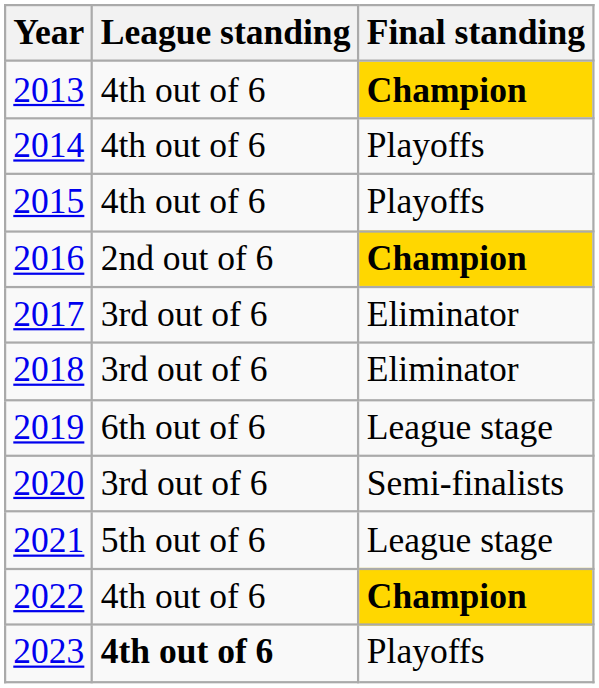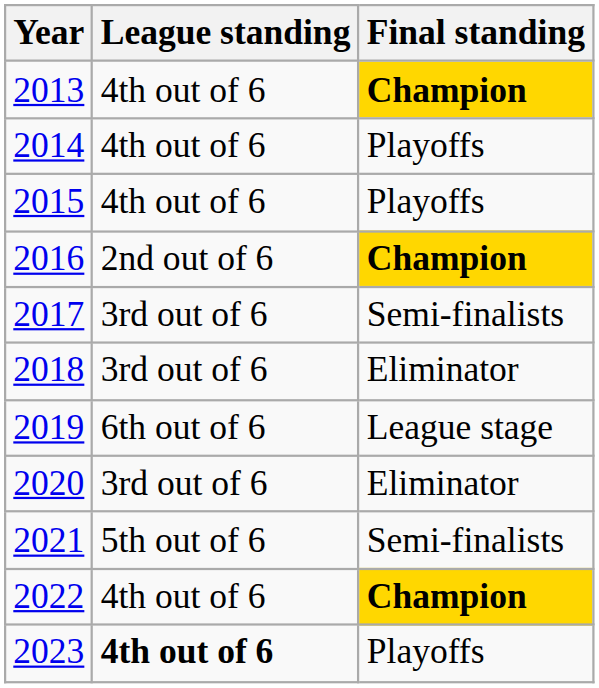(443, 314) Eliminator -> (465, 314) Semi-finalists
(465, 483) Semi-finalists -> (443, 483) Eliminator
(460, 539) League stage -> (465, 539) Semi-finalists
